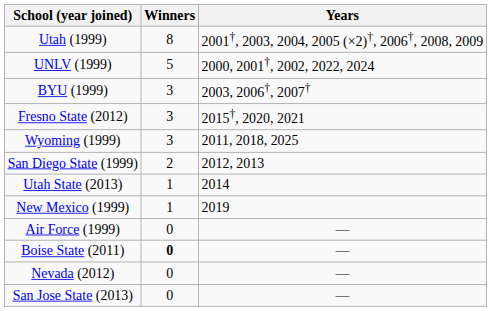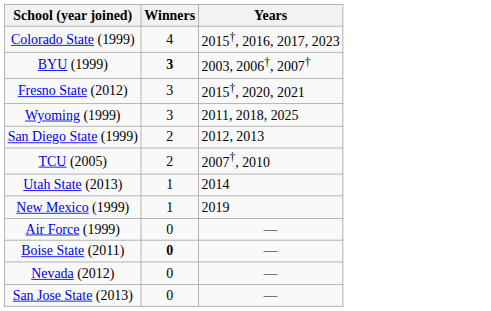- row: (73, 39)
- row: (73, 65)
+ row: (73, 39)
(170, 91) normal -> (170, 65) bold
+ row: (73, 161)
